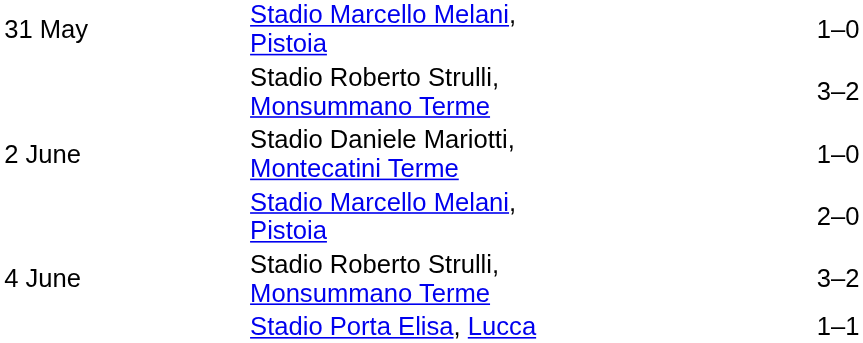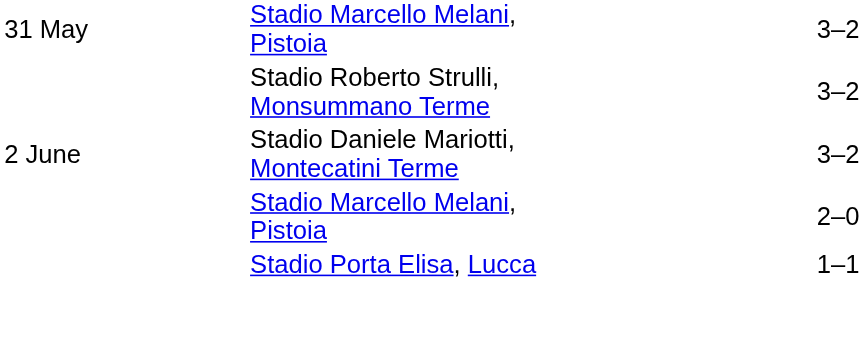(838, 29) 1–0 -> (838, 29) 3–2
(838, 154) 1–0 -> (838, 154) 3–2
- row: (43, 279)
